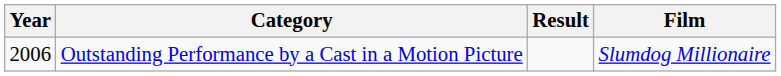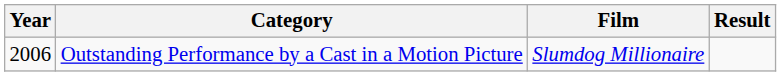columns swapped: (685, 20) <-> (561, 20)
